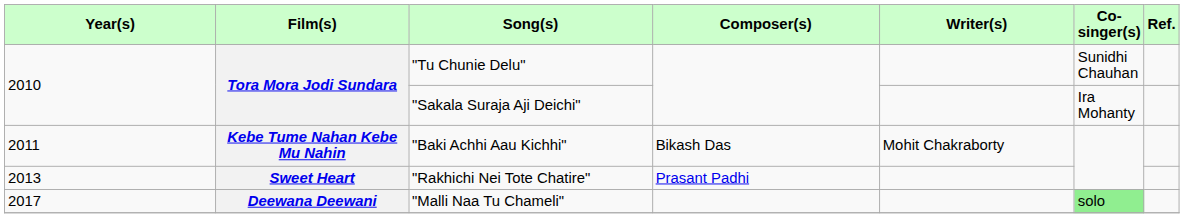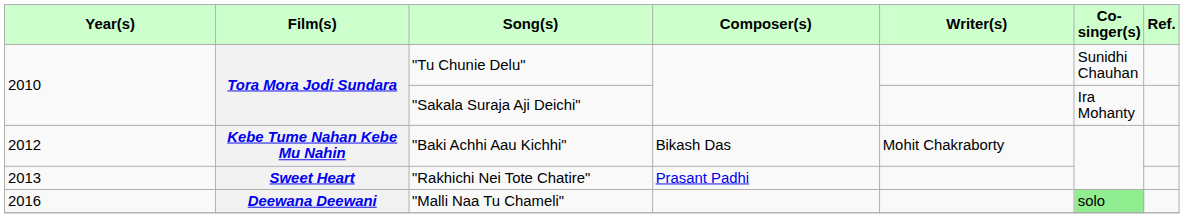(24, 145) 2011 -> (24, 145) 2012
(24, 201) 2017 -> (24, 201) 2016
